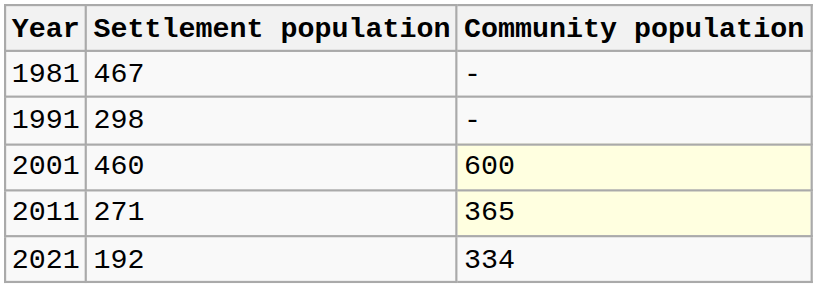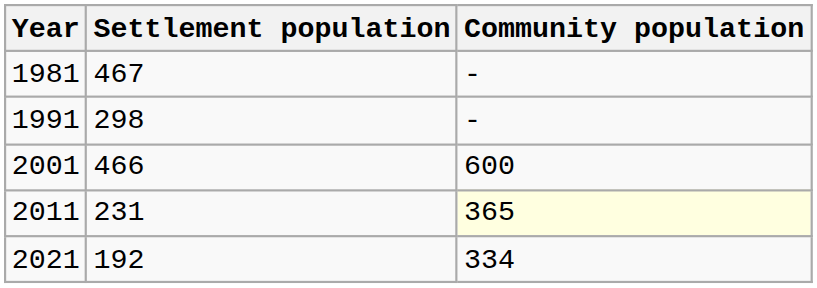(119, 167) 460 -> (119, 167) 466
(490, 167) lightyellow background -> (490, 167) no background
(119, 213) 271 -> (119, 213) 231
